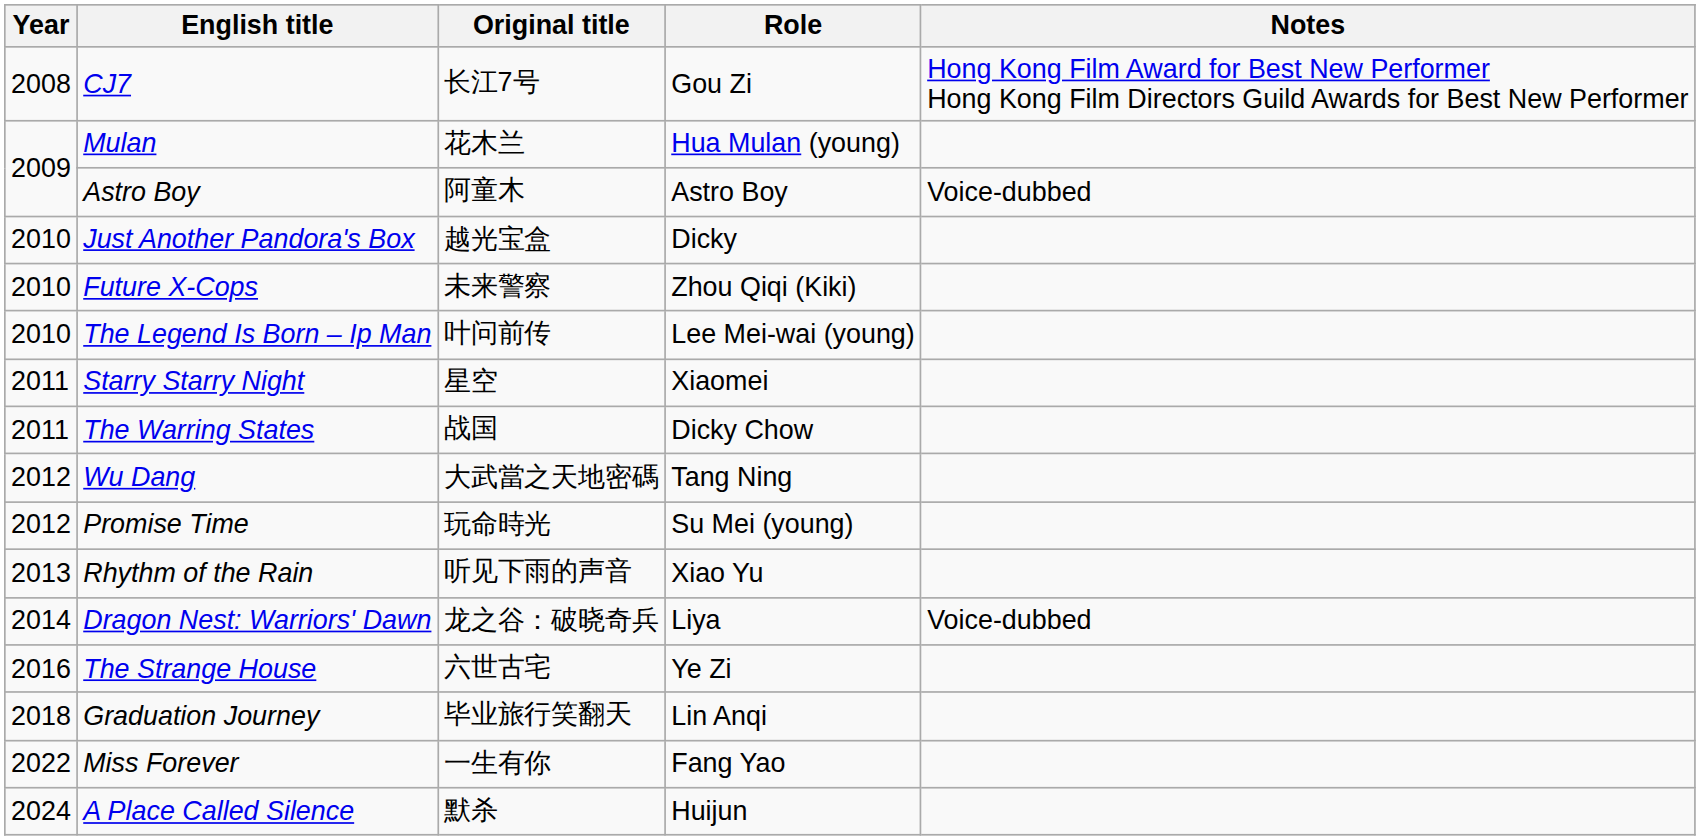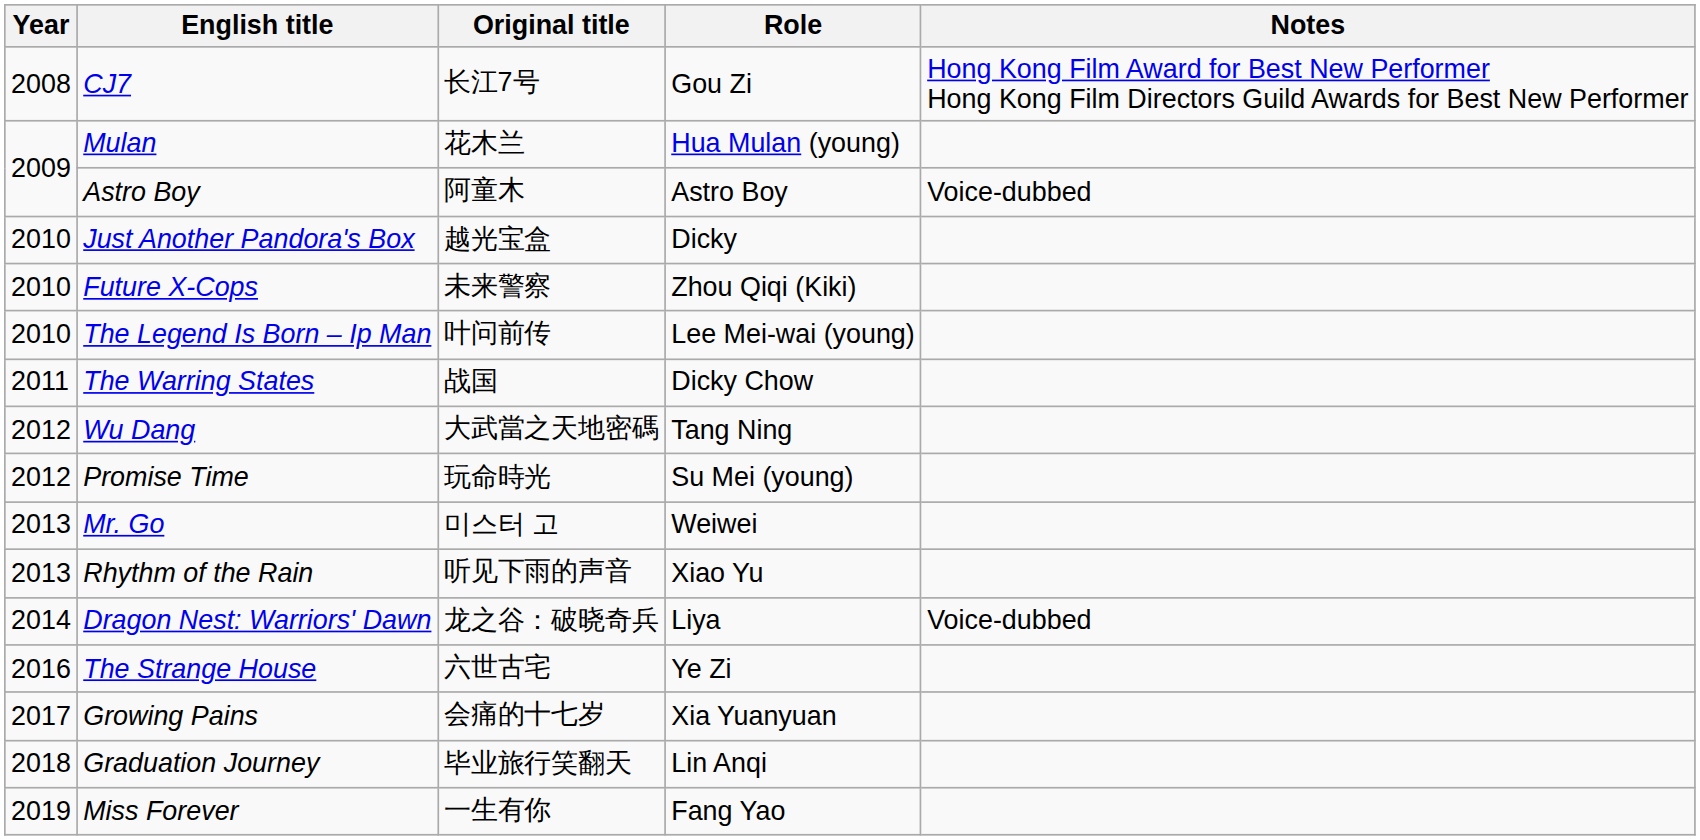- row: (194, 382)
+ row: (124, 525)
+ row: (171, 715)
(41, 763) 2022 -> (41, 811) 2019
- row: (219, 811)
